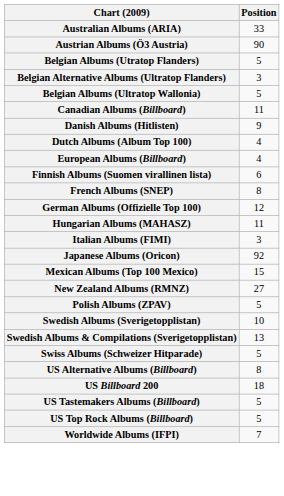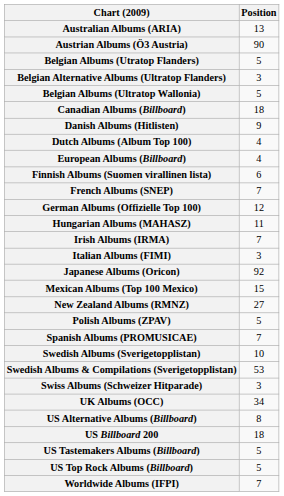(259, 28) 33 -> (259, 28) 13
(259, 110) 11 -> (259, 110) 18
(259, 191) 8 -> (259, 191) 7
+ row: (122, 239)
+ row: (122, 337)
(259, 337) 13 -> (259, 369) 53
(259, 353) 5 -> (259, 386) 3
+ row: (122, 402)
